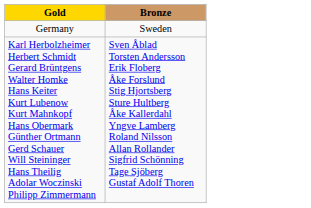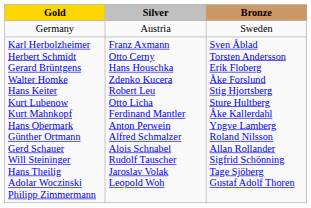+ column: (156, 12)
